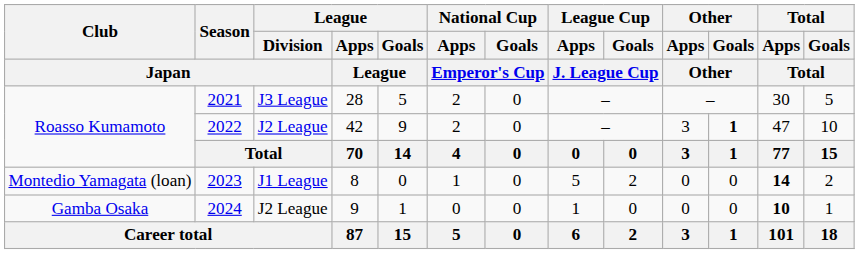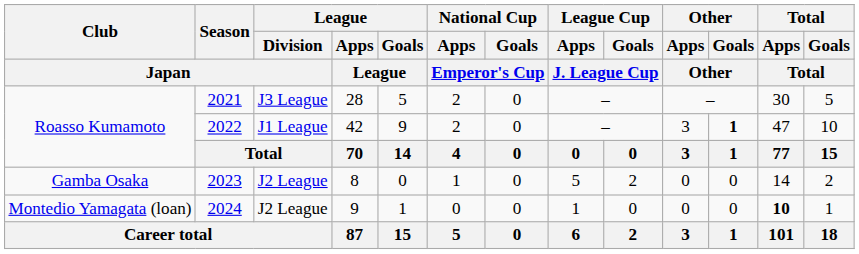(293, 126) J2 League -> (293, 126) J1 League
(100, 180) Montedio Yamagata (loan) -> (100, 180) Gamba Osaka
(293, 180) J1 League -> (293, 180) J2 League
(781, 180) bold -> (781, 180) normal
(100, 208) Gamba Osaka -> (100, 208) Montedio Yamagata (loan)
